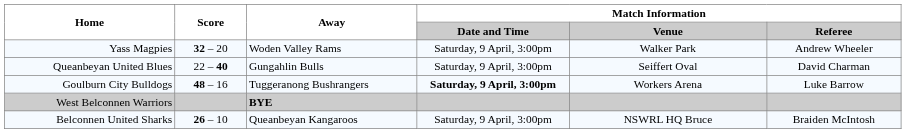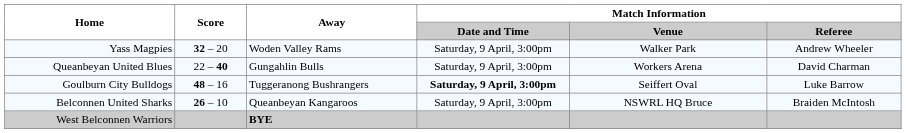(668, 66) Seiffert Oval -> (668, 66) Workers Arena
(668, 84) Workers Arena -> (668, 84) Seiffert Oval
rows swapped: (114, 119) <-> (114, 102)
